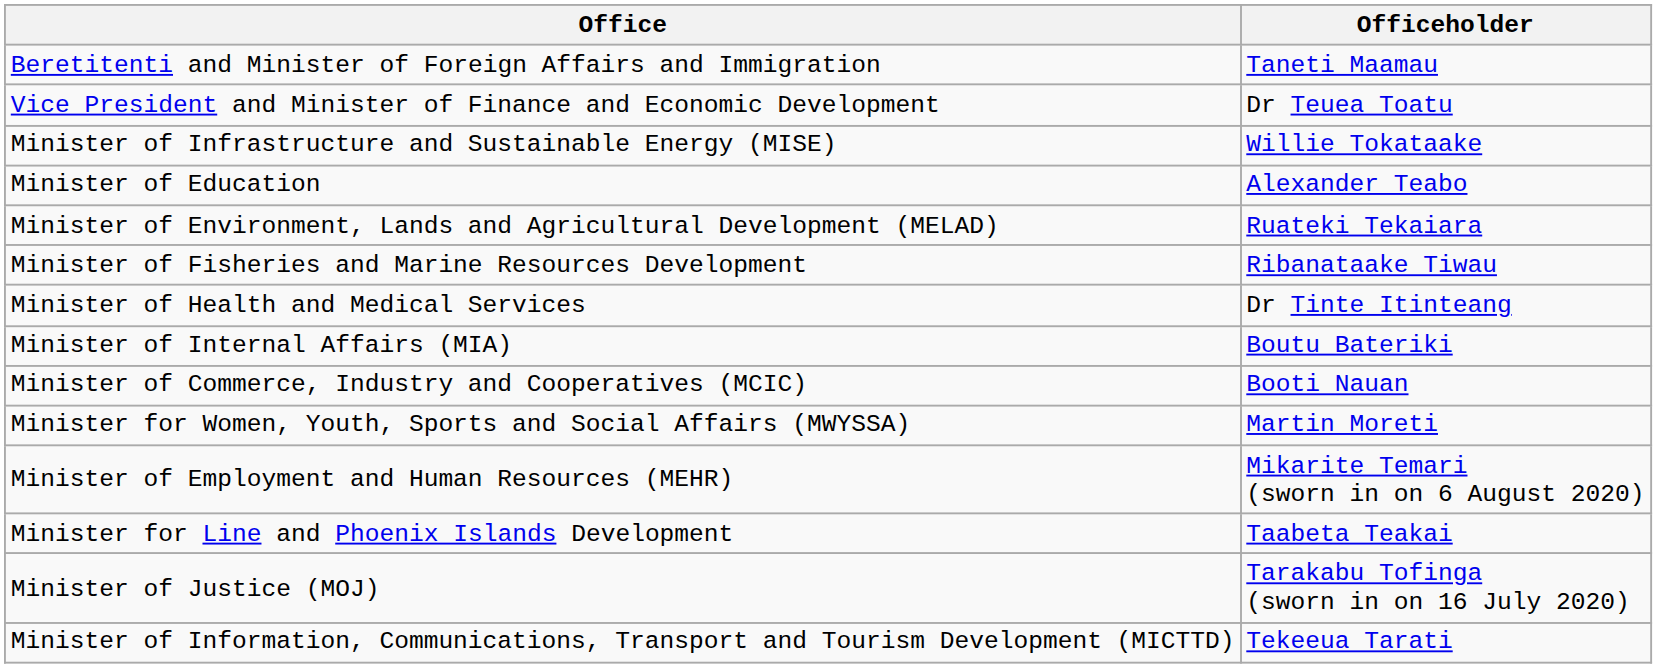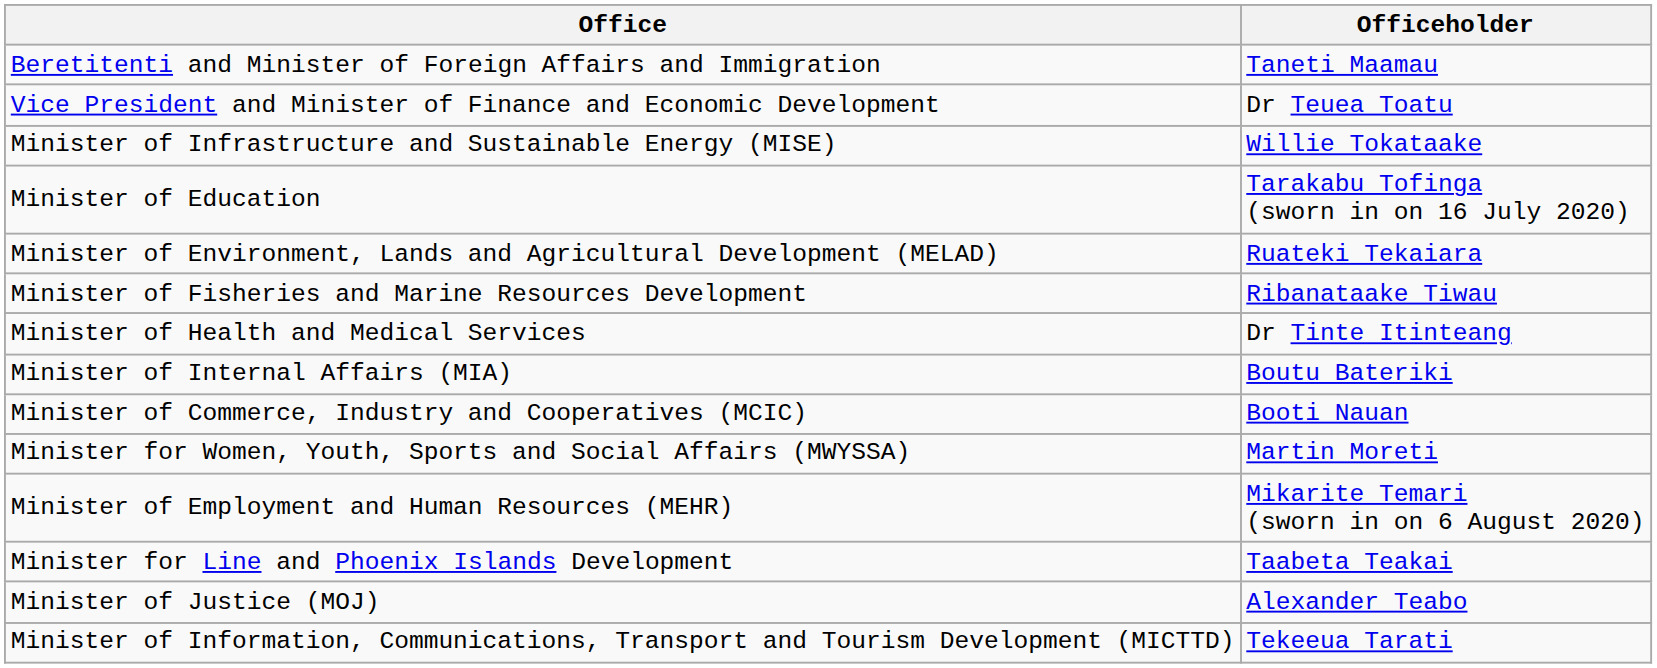(1357, 185) Alexander Teabo -> (1438, 199) Tarakabu Tofinga (sworn in on 16 July 2020)
(1438, 588) Tarakabu Tofinga (sworn in on 16 July 2020) -> (1357, 602) Alexander Teabo
